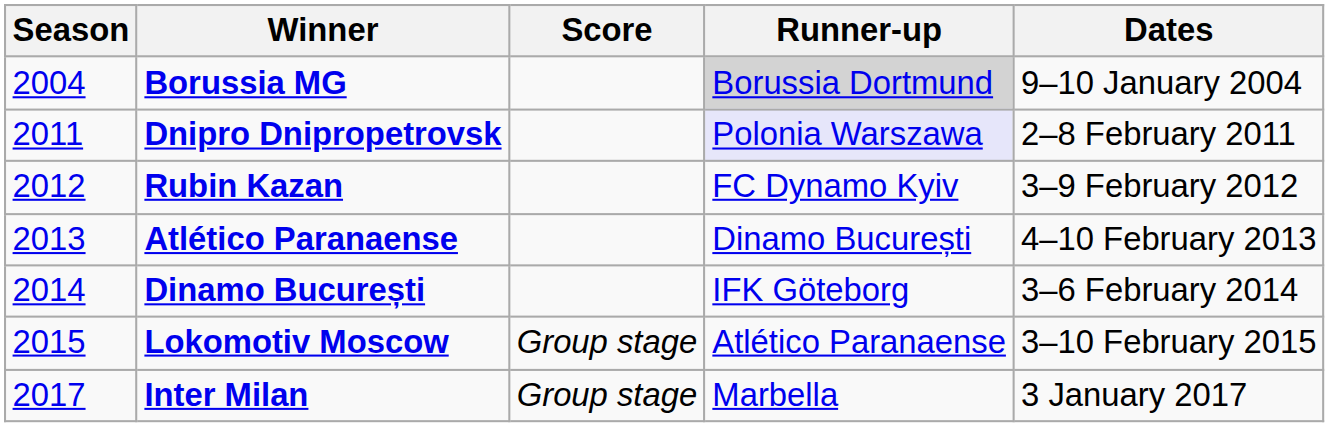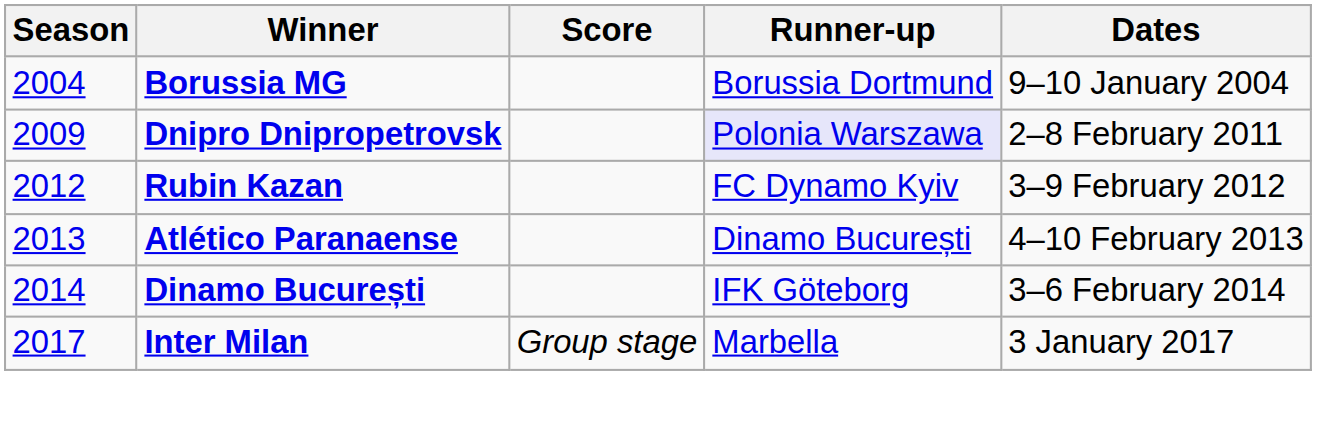(853, 82) lightgrey background -> (853, 82) no background
(48, 134) 2011 -> (49, 134) 2009
- row: (297, 342)
